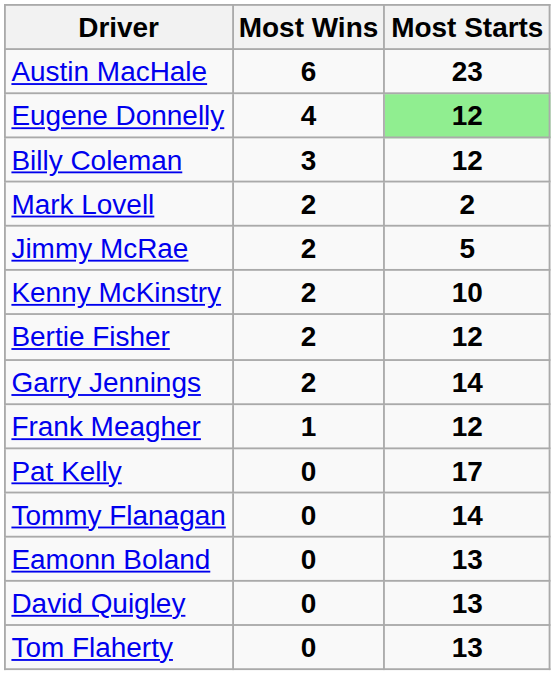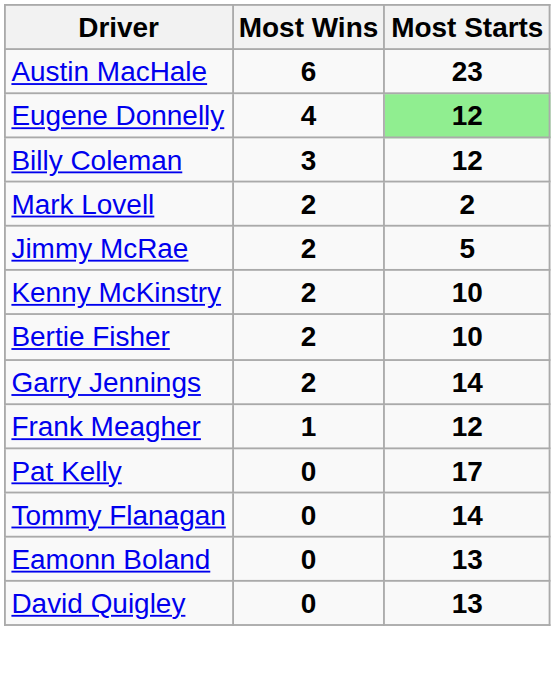(467, 337) 12 -> (467, 337) 10
- row: (92, 647)
